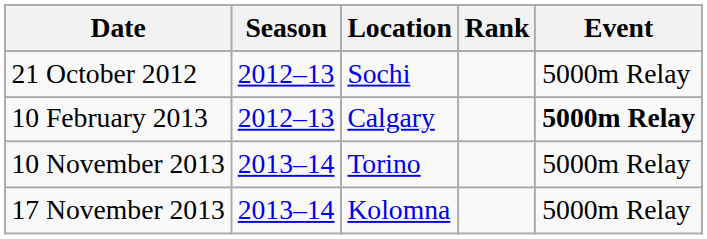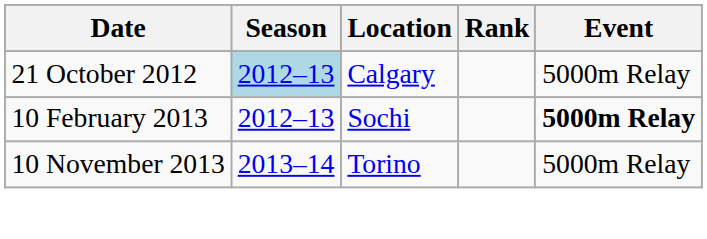(286, 73) no background -> (286, 73) lightblue background
(379, 73) Sochi -> (391, 73) Calgary
(391, 118) Calgary -> (379, 118) Sochi
- row: (118, 210)
